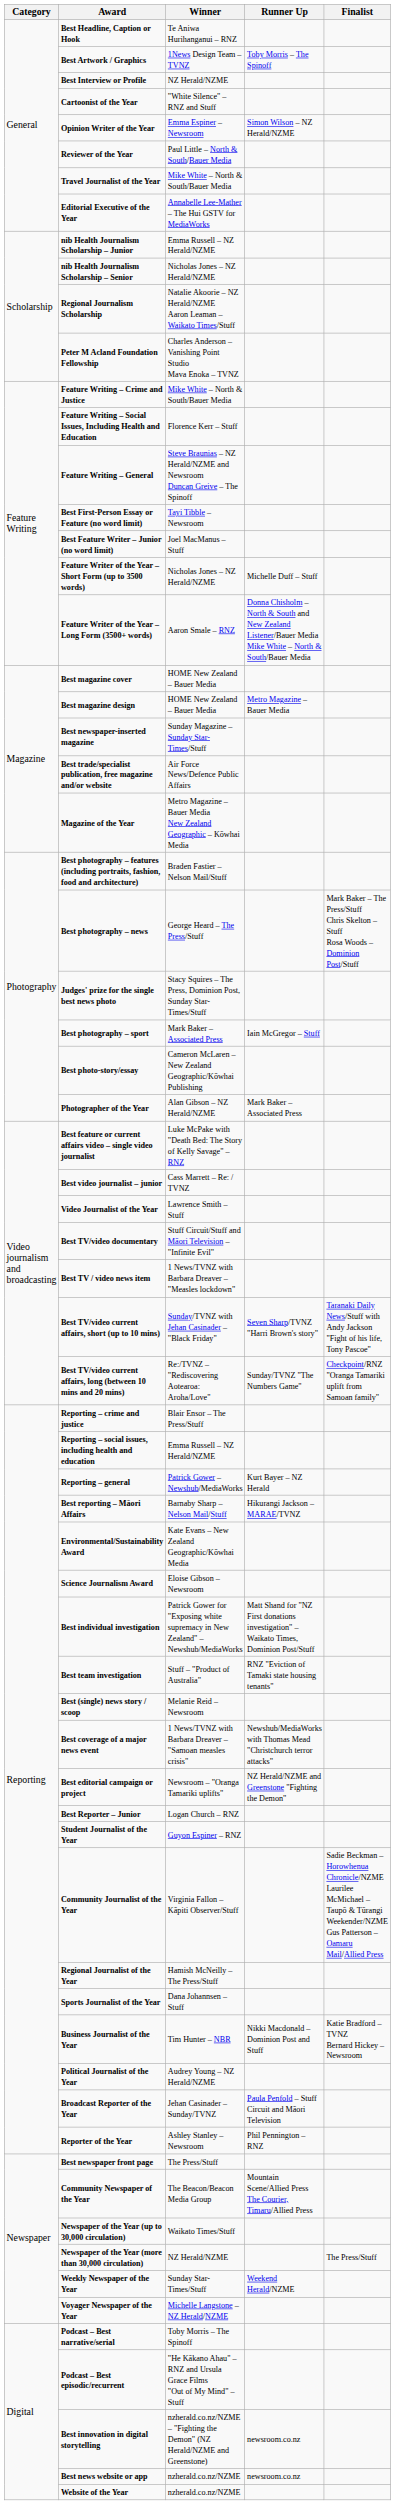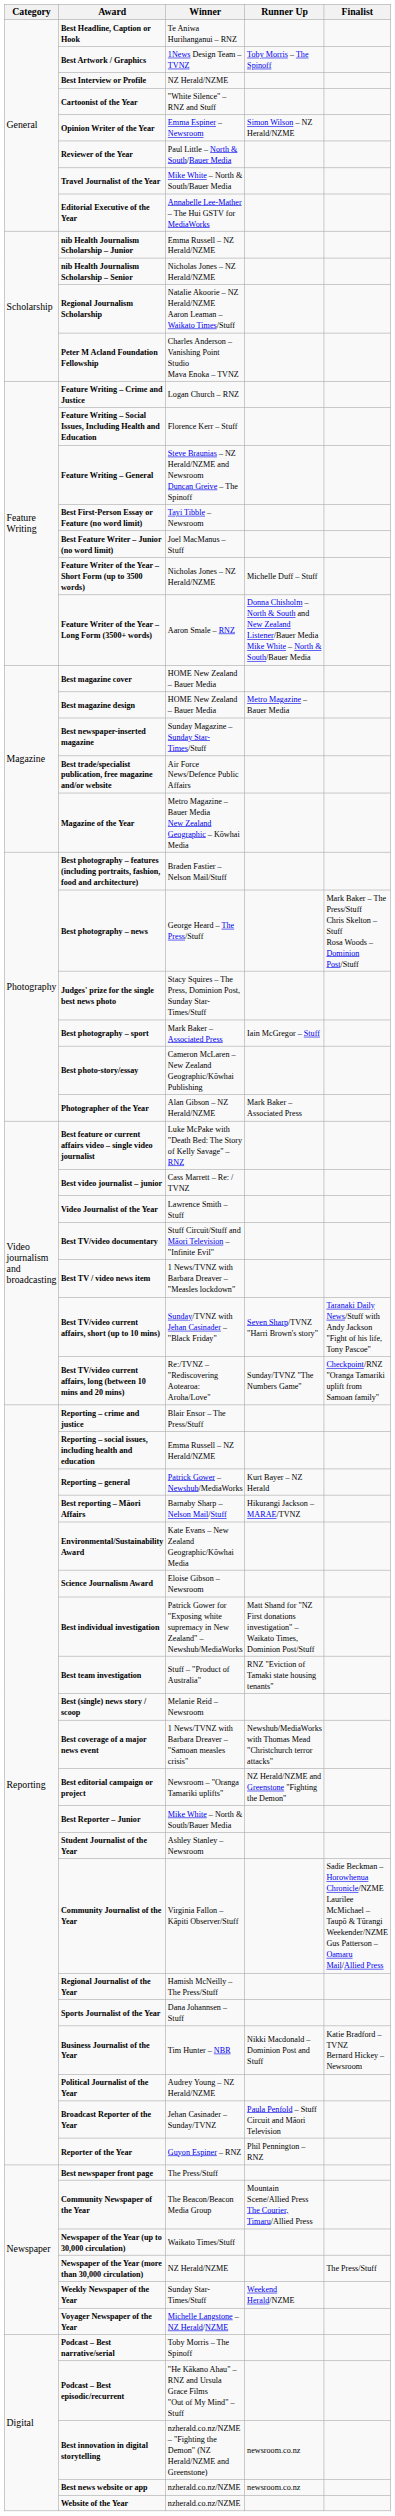(205, 395) Mike White – North & South/Bauer Media -> (203, 395) Logan Church – RNZ
(203, 1814) Logan Church – RNZ -> (205, 1819) Mike White – North & South/Bauer Media
(205, 1835) Guyon Espiner – RNZ -> (196, 1846) Ashley Stanley – Newsroom
(196, 2141) Ashley Stanley – Newsroom -> (205, 2152) Guyon Espiner – RNZ
